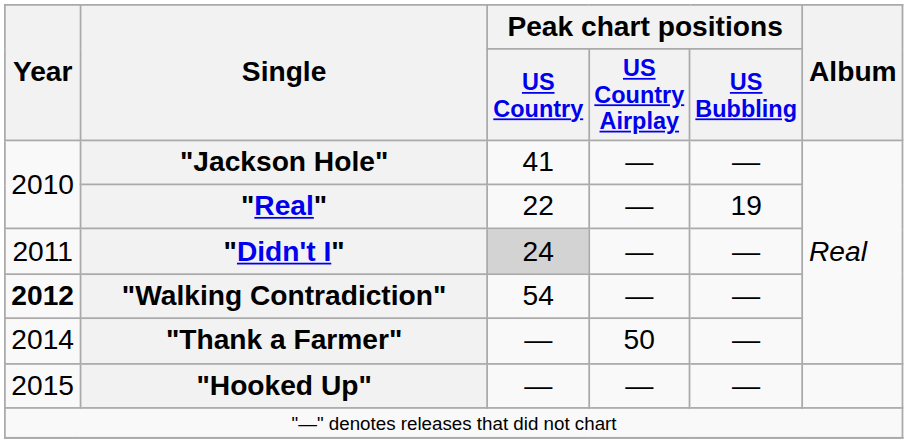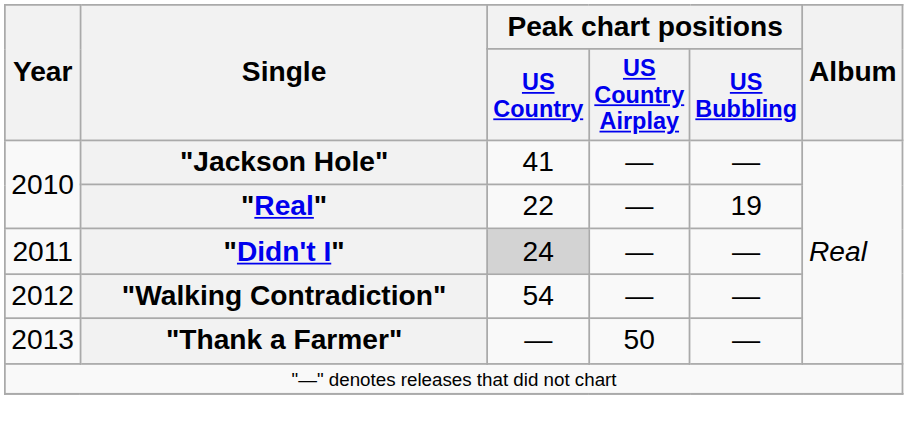(43, 295) bold -> (43, 295) normal
(43, 340) 2014 -> (43, 340) 2013
- row: (284, 385)
